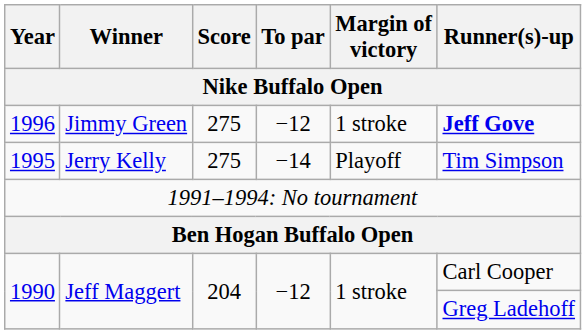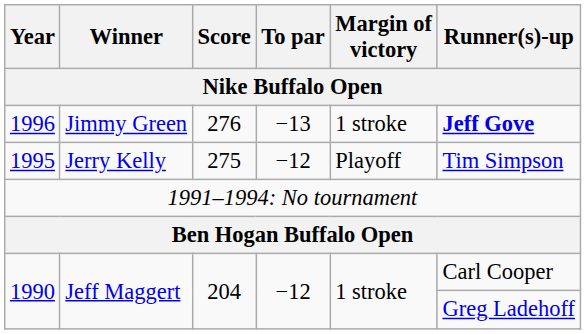(224, 124) 275 -> (224, 124) 276
(293, 124) −12 -> (293, 124) −13
(293, 161) −14 -> (293, 161) −12
